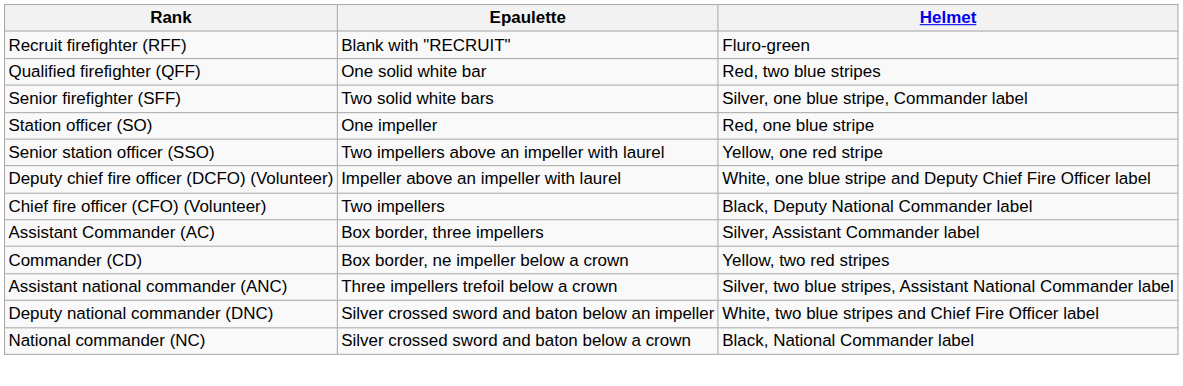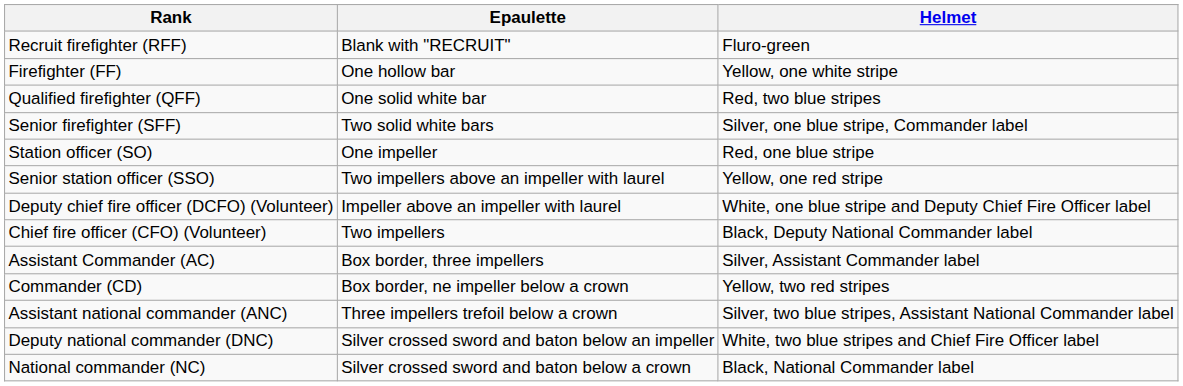+ row: (65, 71)
